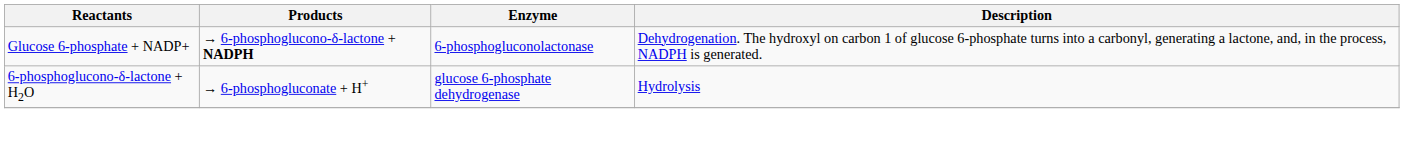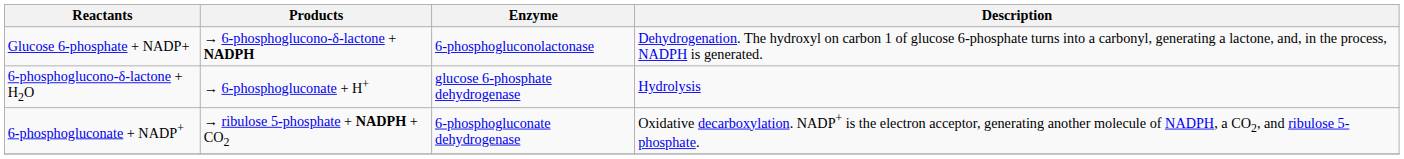+ row: (96, 131)
